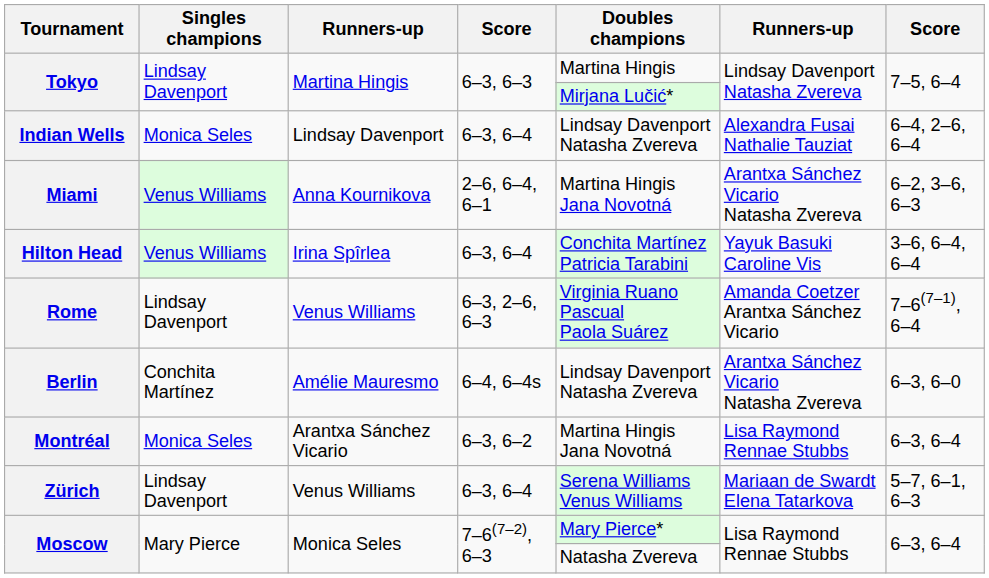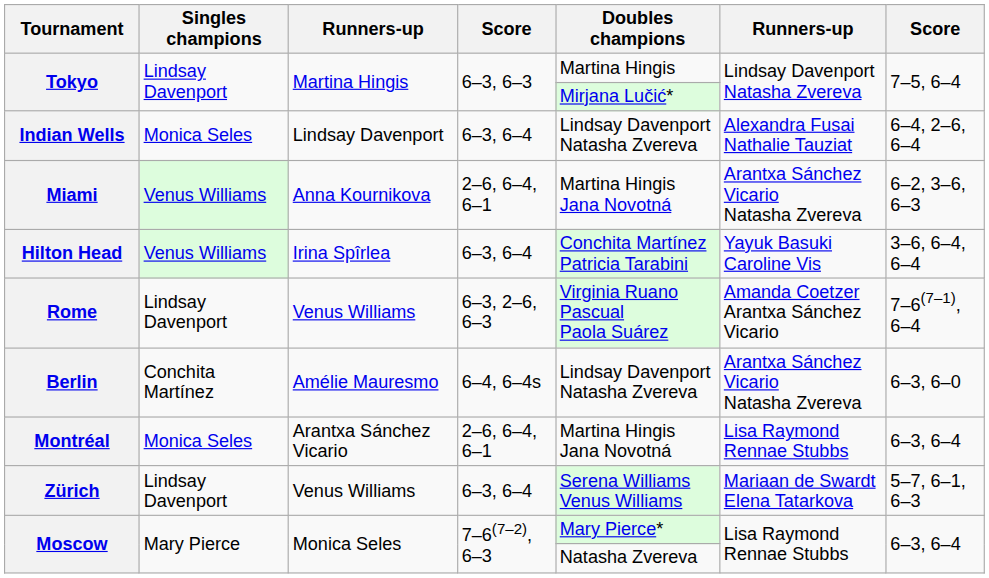(497, 441) 6–3, 6–2 -> (499, 441) 2–6, 6–4, 6–1
